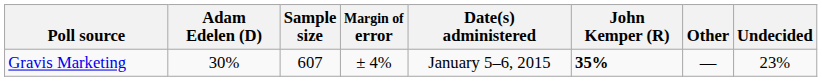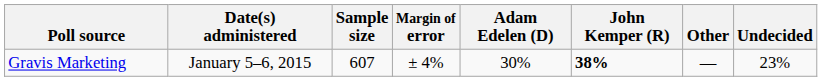columns swapped: (489, 27) <-> (224, 27)
(592, 62) 35% -> (592, 62) 38%
